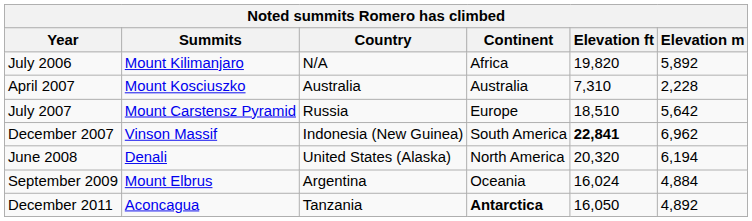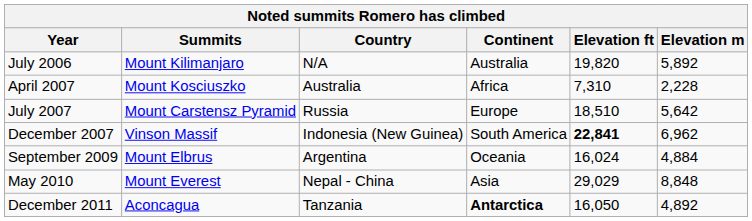(489, 63) Africa -> (499, 63) Australia
(499, 87) Australia -> (489, 87) Africa
- row: (43, 157)
+ row: (41, 181)
